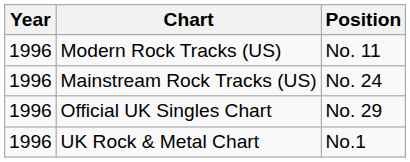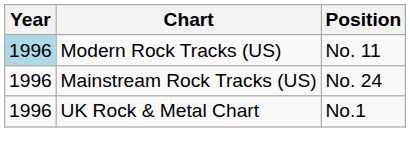(30, 50) no background -> (30, 50) lightblue background
- row: (166, 111)
